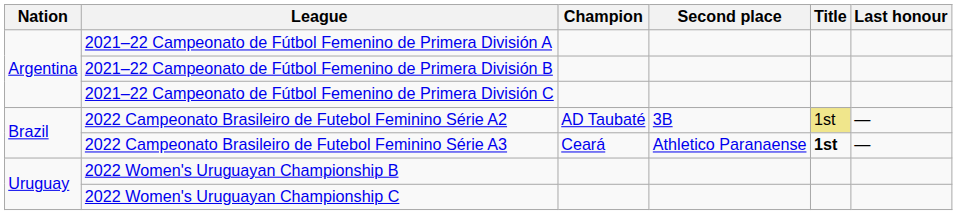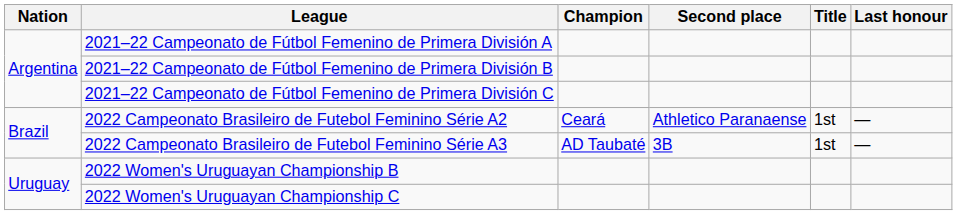(603, 119) AD Taubaté -> (583, 119) Ceará
(663, 119) 3B -> (730, 119) Athletico Paranaense
(825, 119) khaki background -> (825, 119) no background
(583, 145) Ceará -> (603, 145) AD Taubaté
(730, 145) Athletico Paranaense -> (663, 145) 3B
(826, 145) bold -> (825, 145) normal
